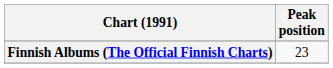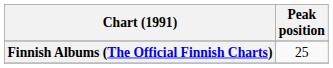(302, 52) 23 -> (302, 52) 25
